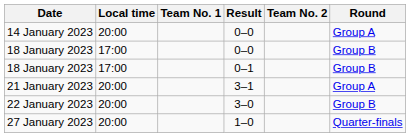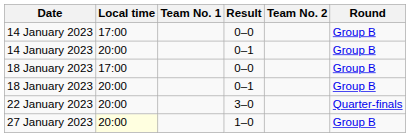(113, 31) 20:00 -> (113, 31) 17:00
(354, 31) Group A -> (354, 31) Group B
+ row: (50, 50)
(113, 68) 17:00 -> (113, 86) 20:00
- row: (50, 86)
(354, 104) Group B -> (368, 104) Quarter-finals
(113, 123) no background -> (113, 123) lightyellow background
(368, 123) Quarter-finals -> (354, 123) Group B
